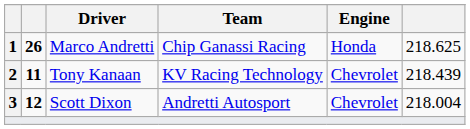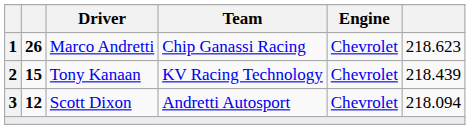(353, 46) Honda -> (364, 46) Chevrolet
(433, 46) 218.625 -> (433, 46) 218.623
(33, 74) 11 -> (33, 74) 15
(433, 102) 218.004 -> (433, 102) 218.094
